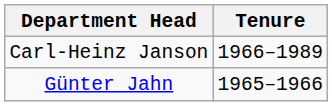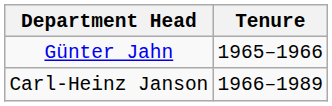rows swapped: (109, 84) <-> (109, 52)
